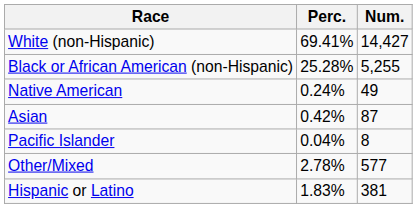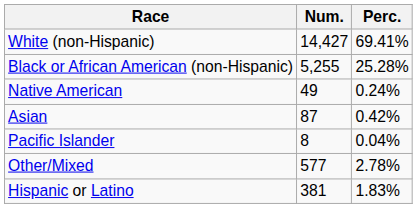columns swapped: (385, 16) <-> (327, 16)
